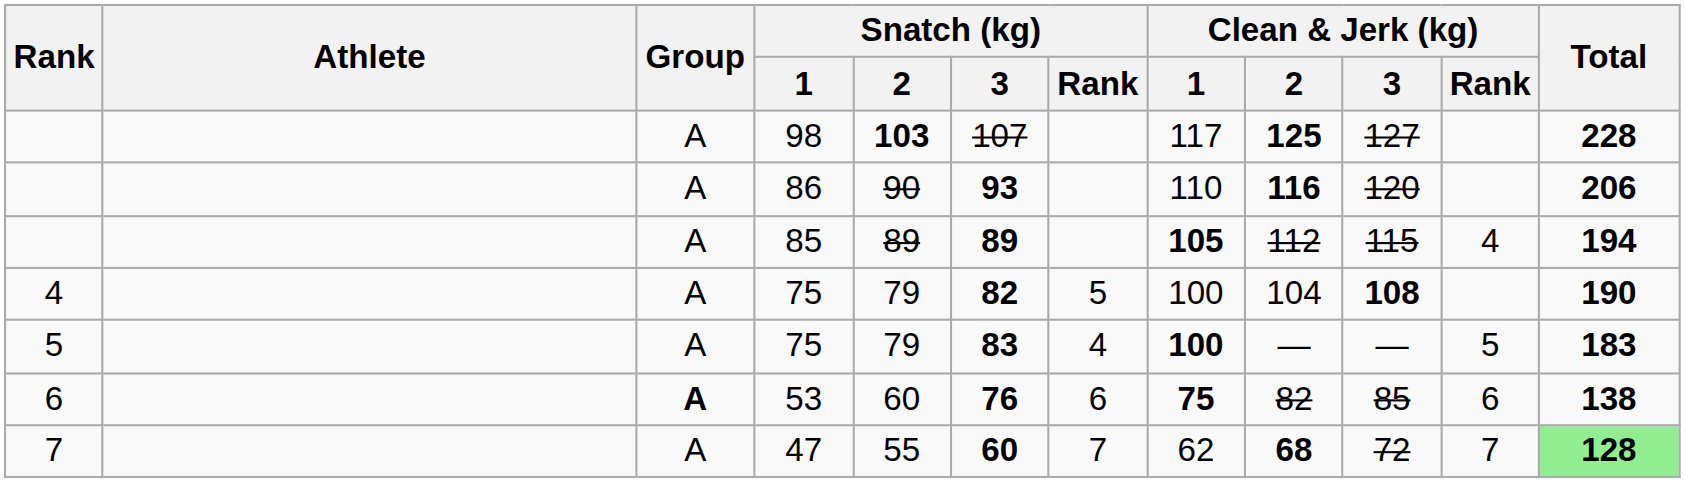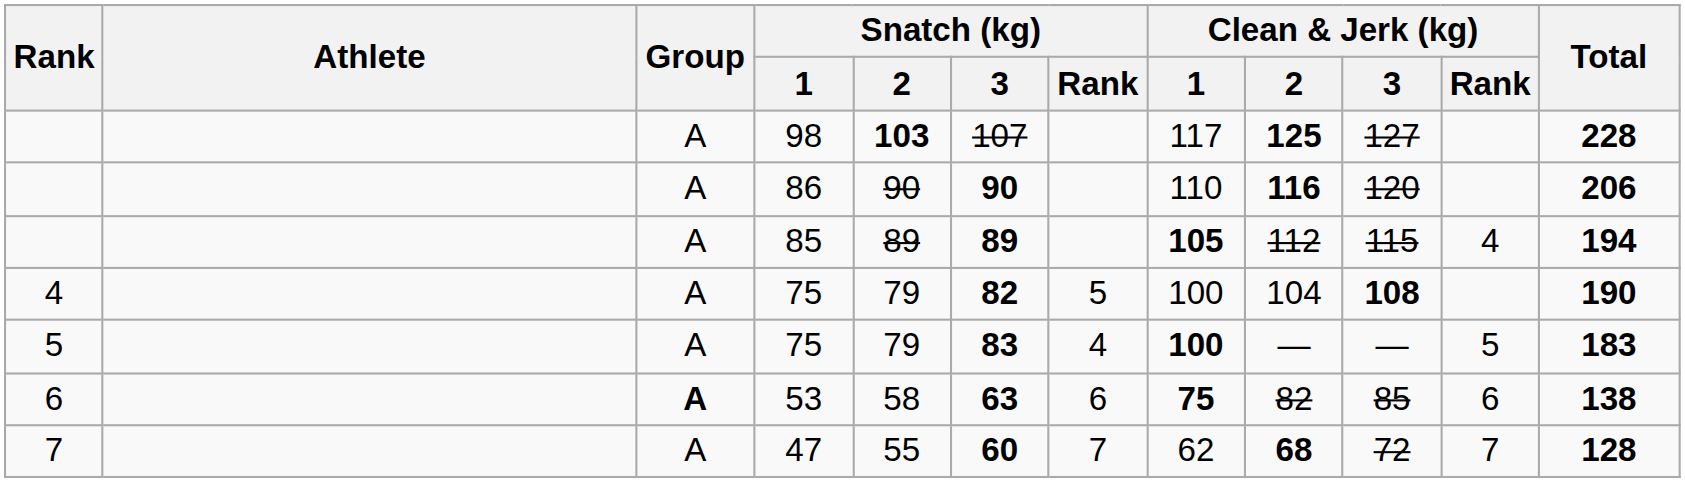(1000, 188) 93 -> (1000, 188) 90
(902, 398) 60 -> (902, 398) 58
(1000, 398) 76 -> (1000, 398) 63
(1609, 450) lightgreen background -> (1609, 450) no background
